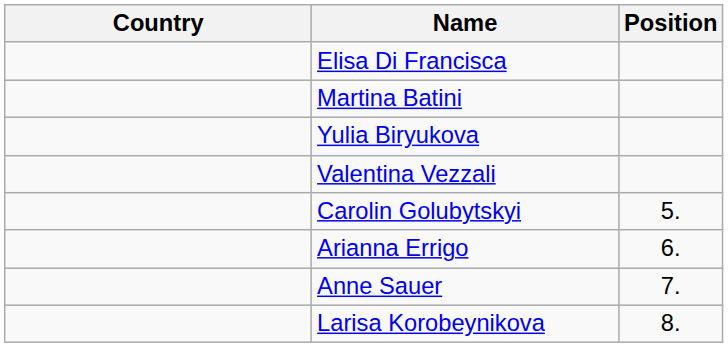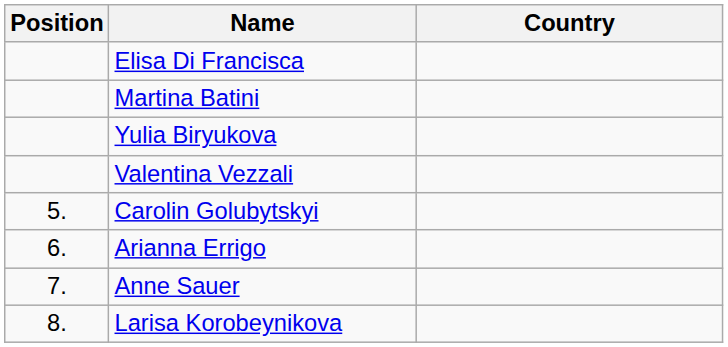columns swapped: (671, 23) <-> (158, 23)
